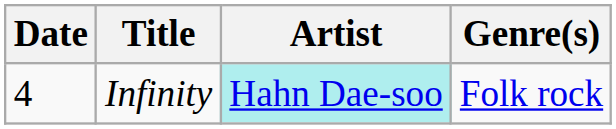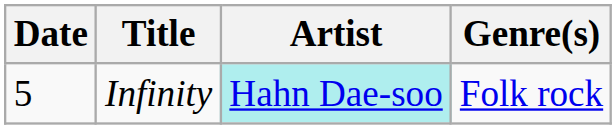(23, 92) 4 -> (23, 92) 5
